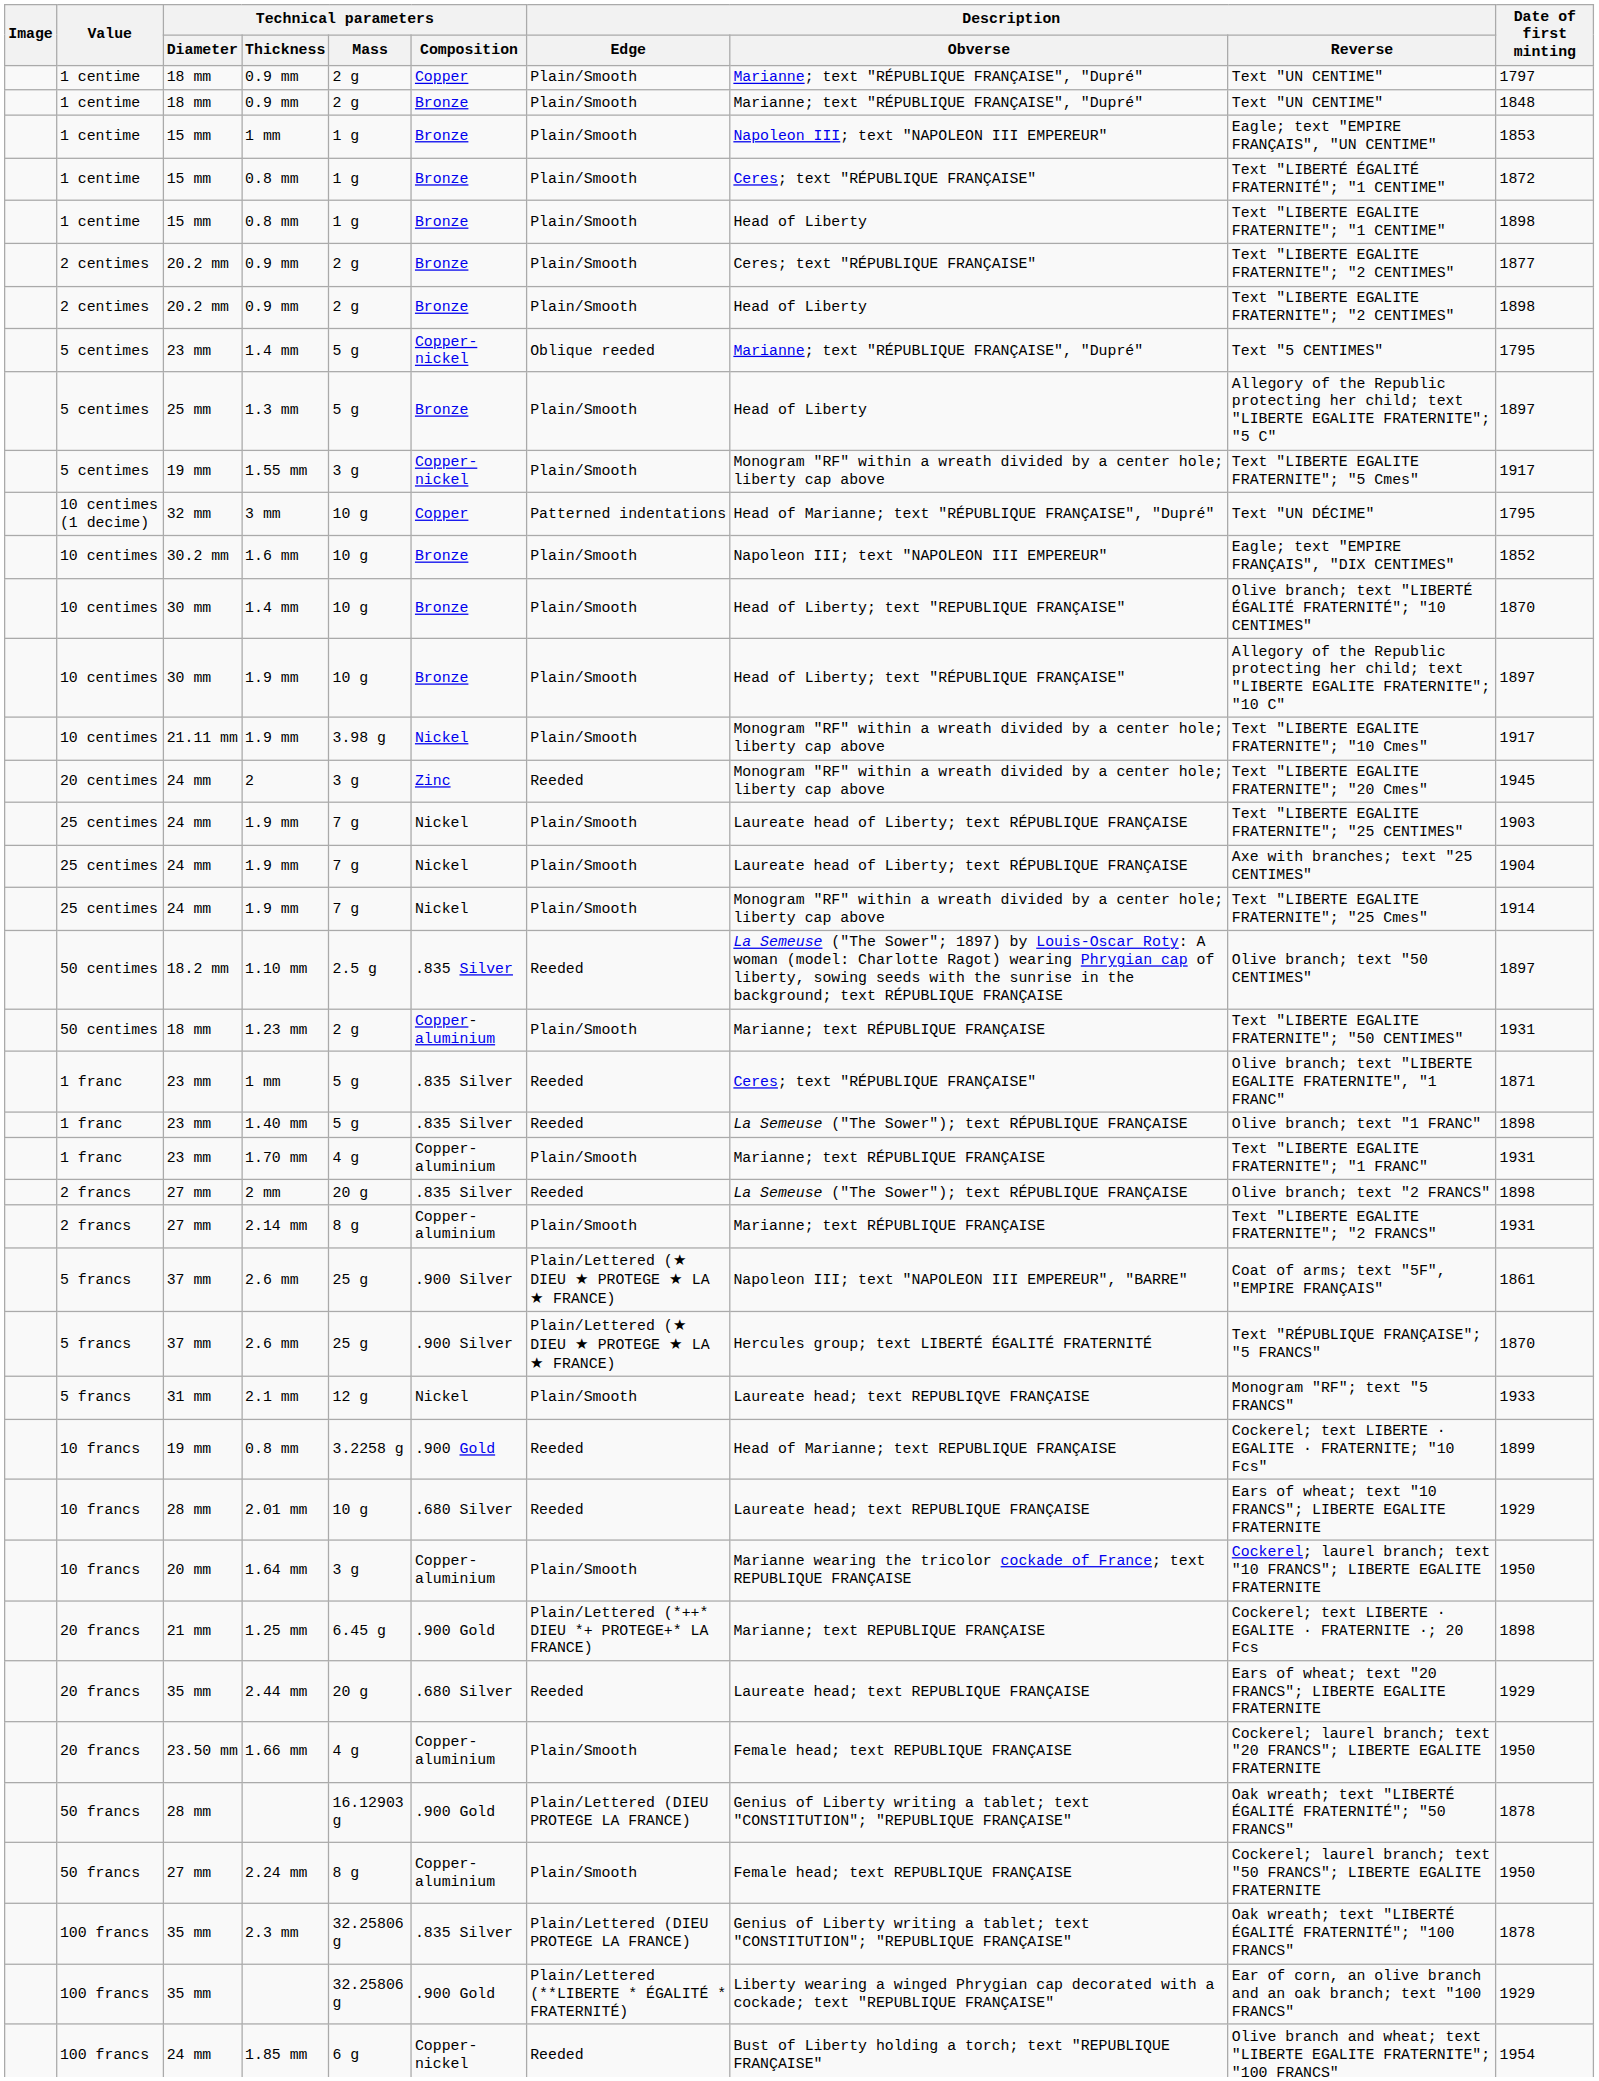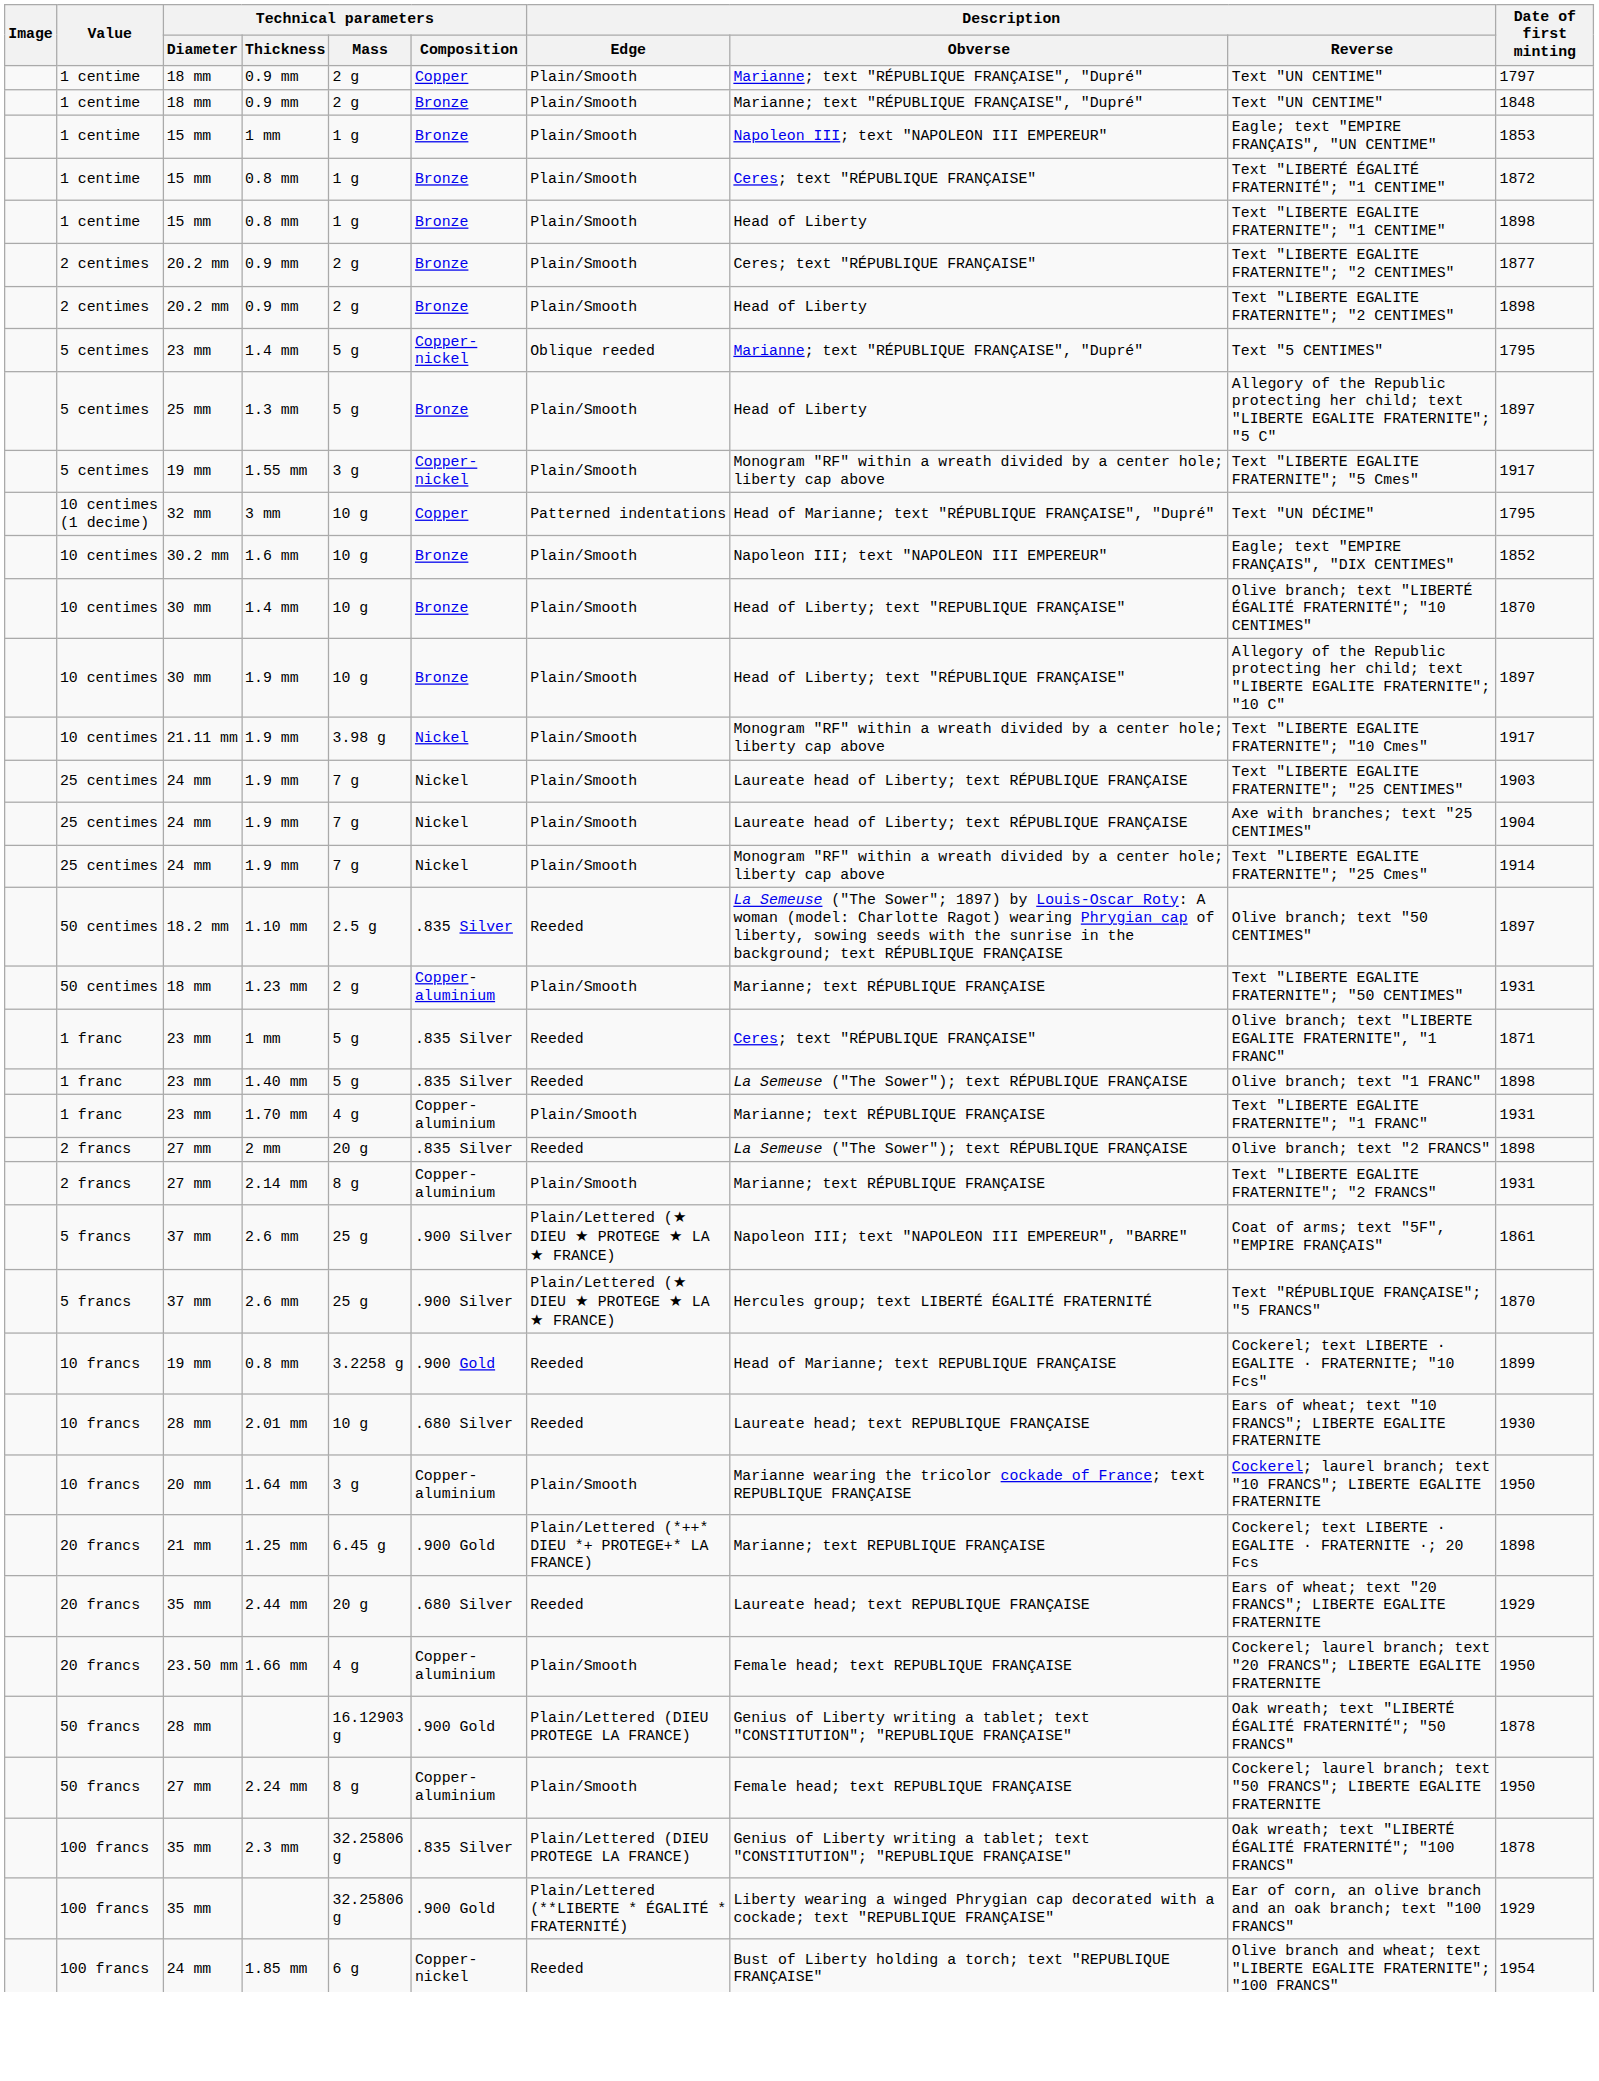- row: (189, 781)
- row: (189, 1397)
(1517, 1509) 1929 -> (1517, 1424) 1930
